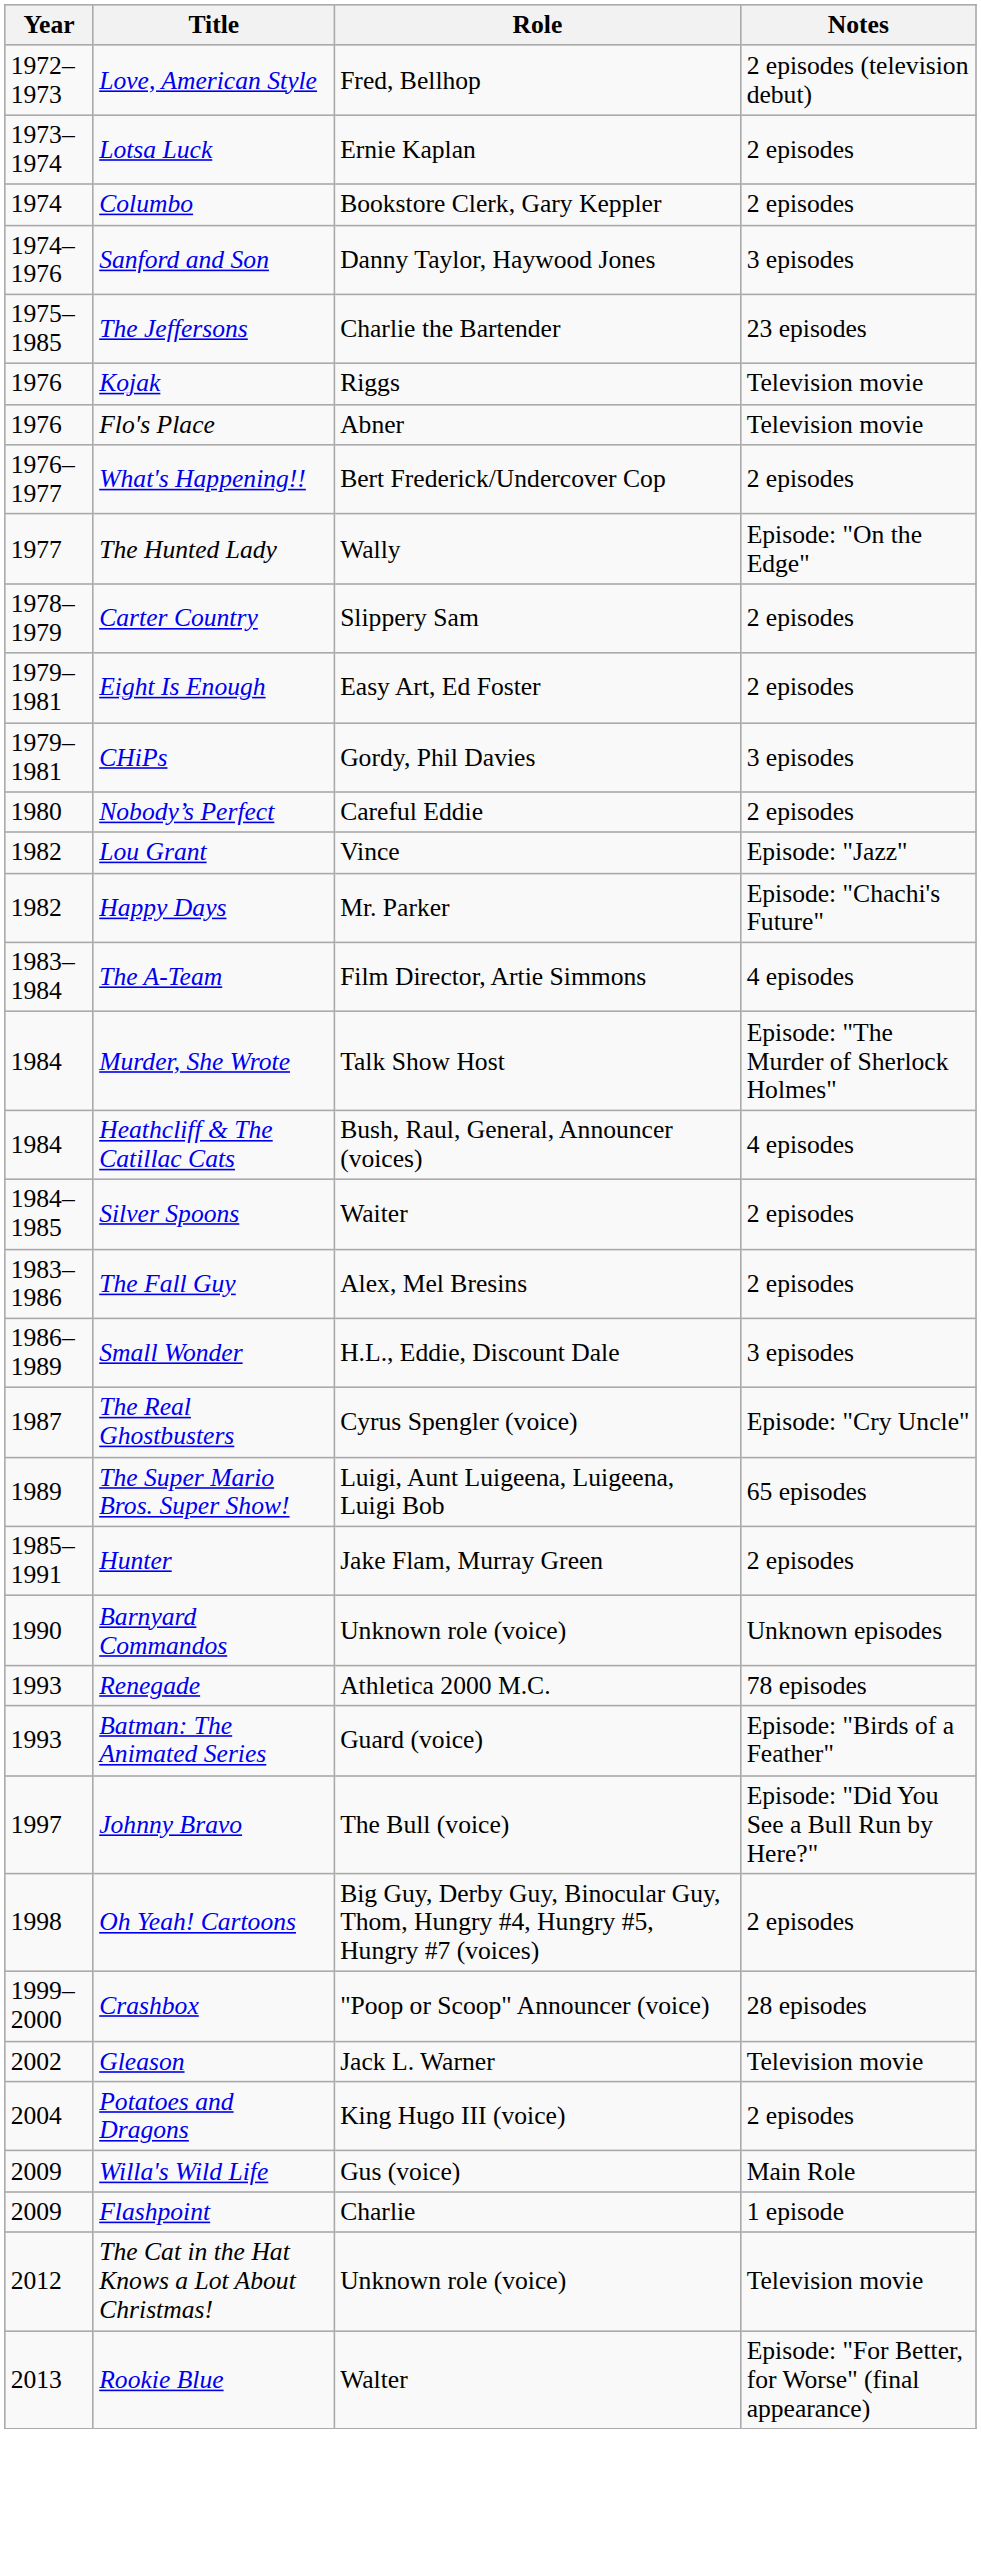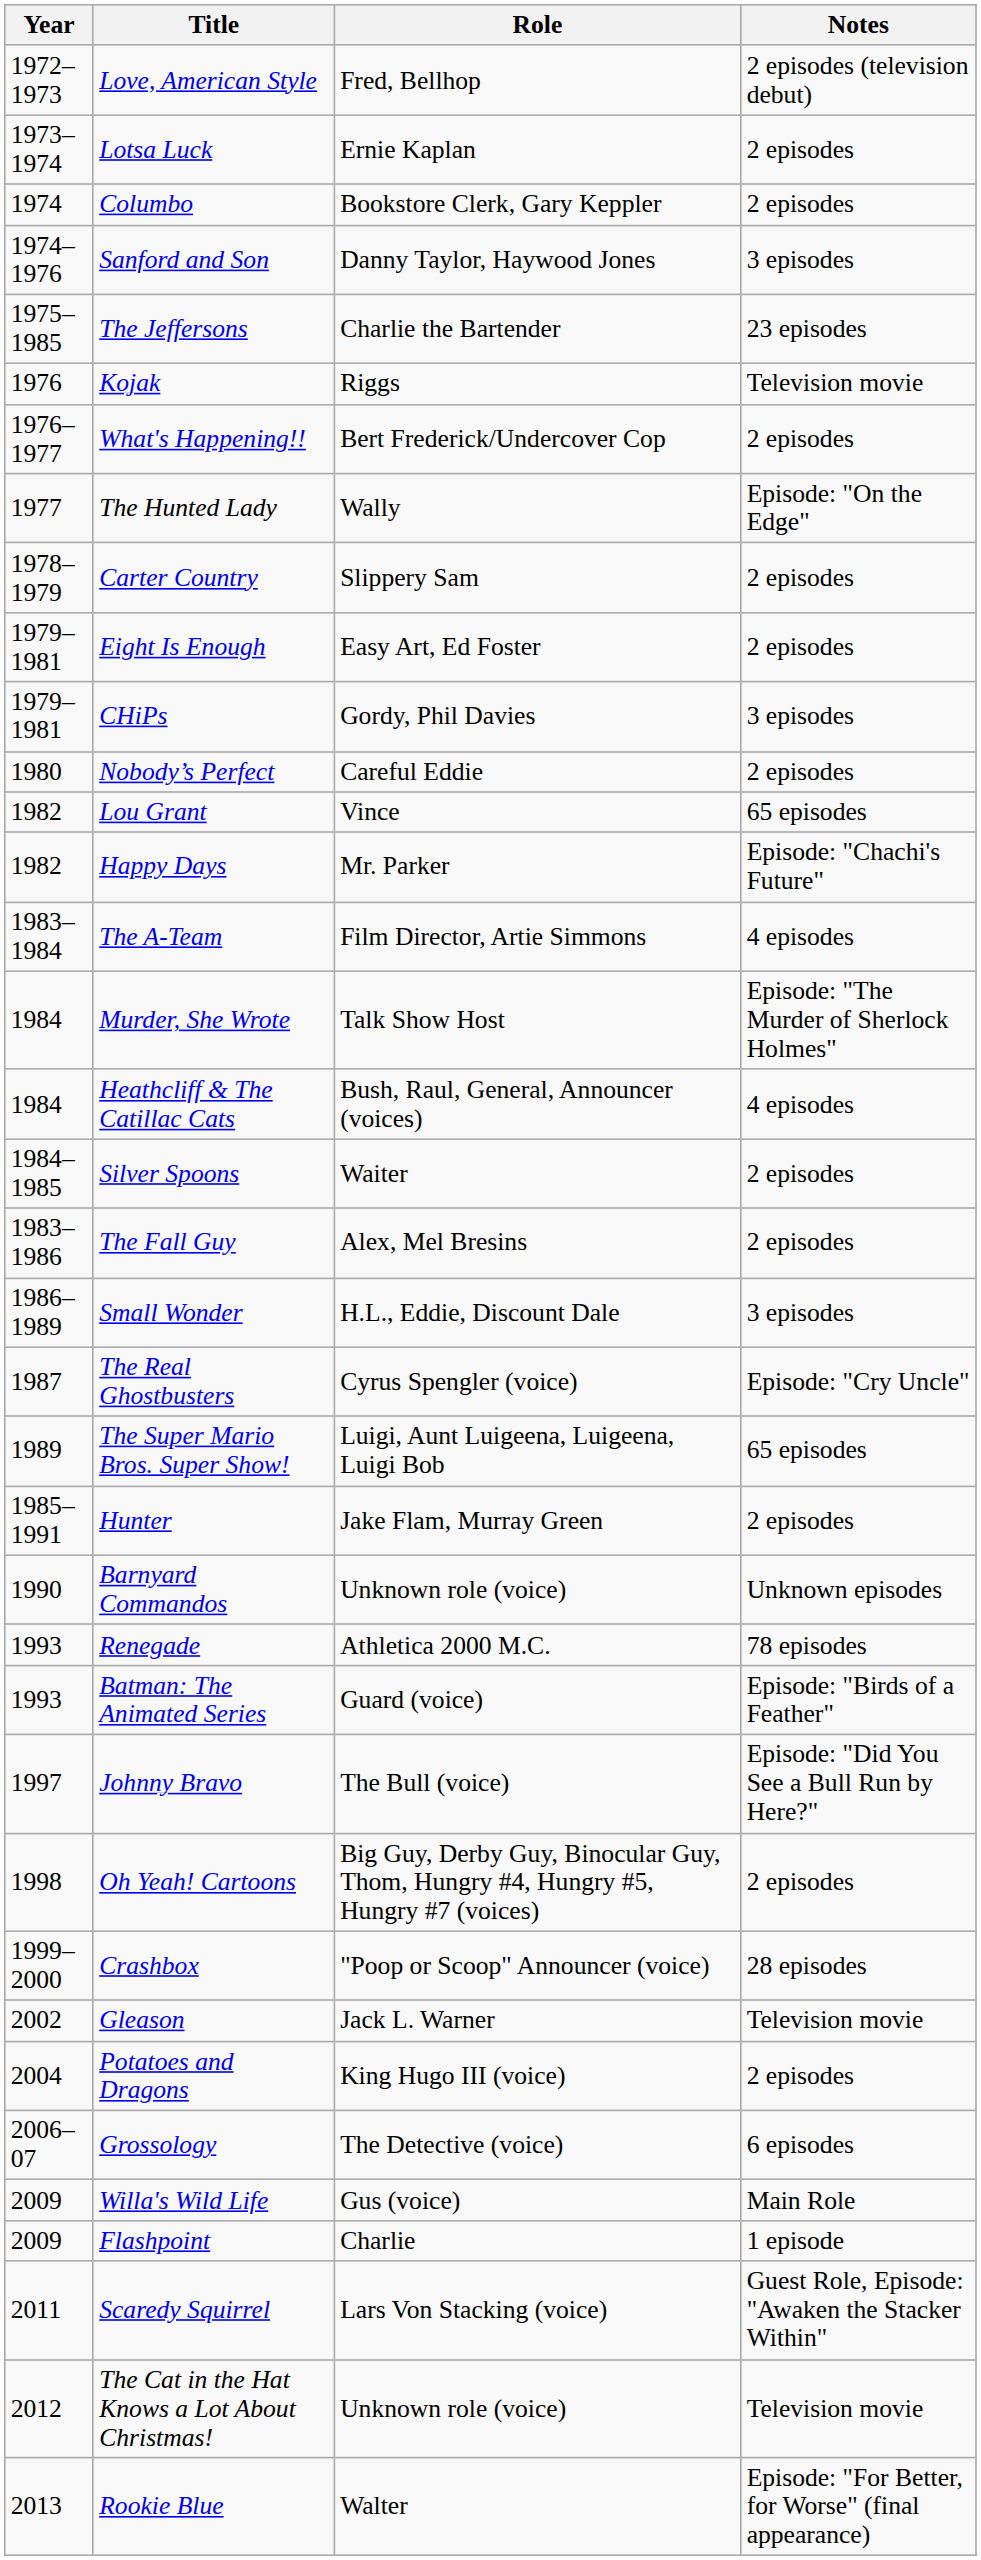- row: (157, 424)
(827, 852) Episode: "Jazz" -> (807, 811) 65 episodes
+ row: (158, 2144)
+ row: (185, 2309)
